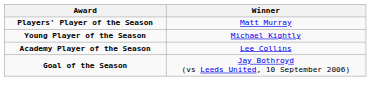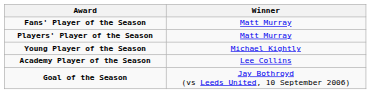+ row: (85, 23)
